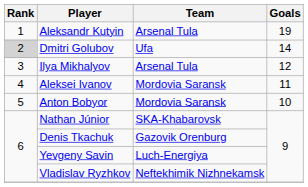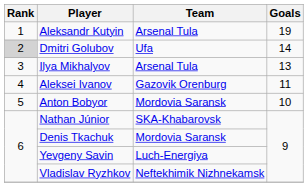(285, 66) 12 -> (285, 66) 13
(181, 84) Mordovia Saransk -> (181, 84) Gazovik Orenburg
(181, 137) Gazovik Orenburg -> (181, 137) Mordovia Saransk
